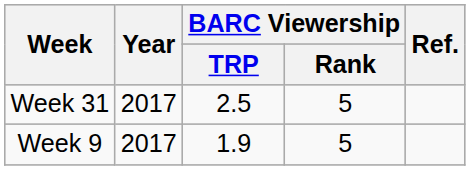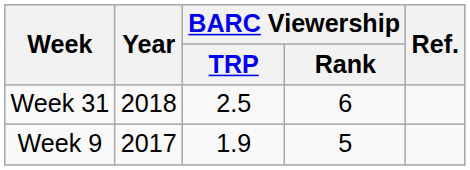(149, 104) 2017 -> (149, 104) 2018
(345, 104) 5 -> (345, 104) 6
